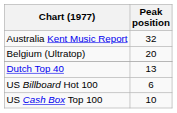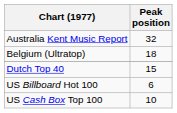(151, 54) 20 -> (151, 54) 18
(151, 69) 13 -> (151, 69) 15
